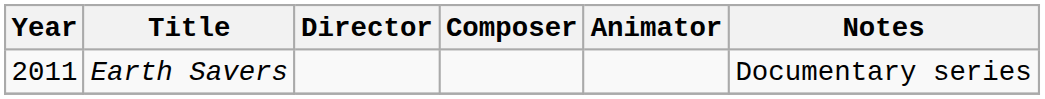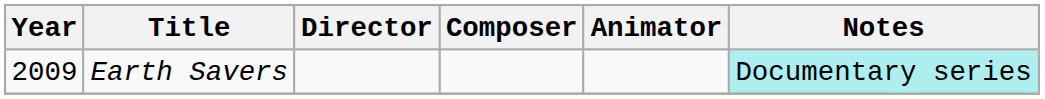(45, 72) 2011 -> (45, 72) 2009
(884, 72) no background -> (884, 72) paleturquoise background
